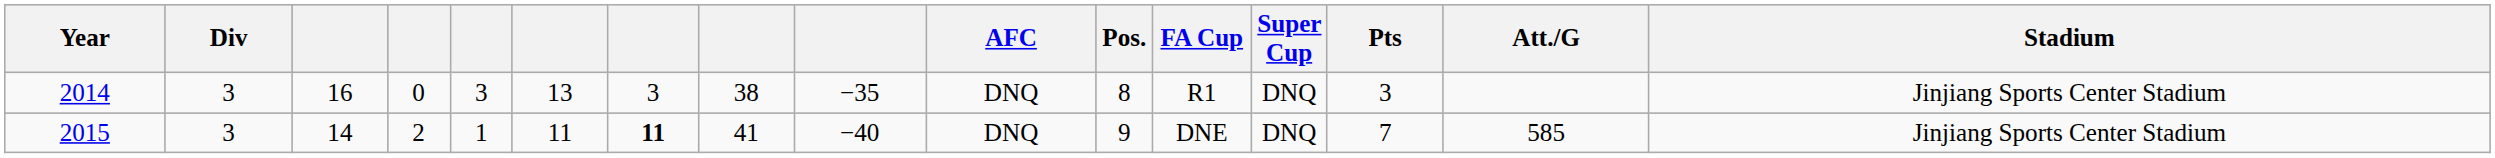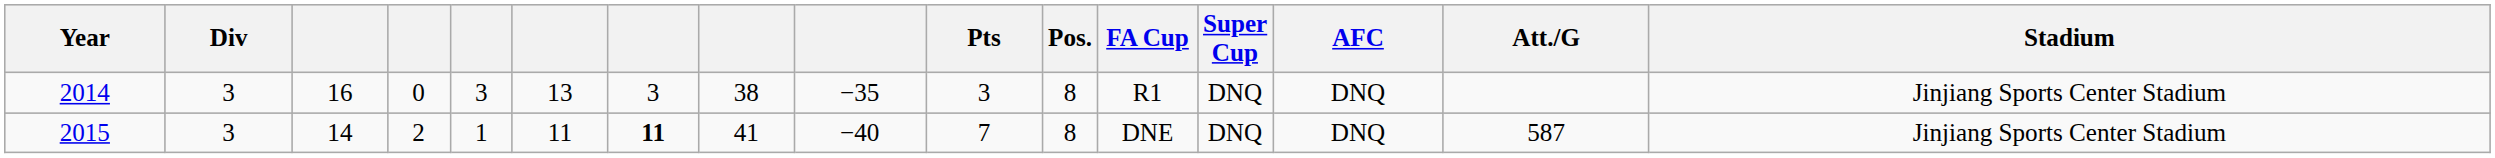columns swapped: (1385, 38) <-> (1011, 38)
(1124, 132) 9 -> (1070, 132) 8
(1546, 132) 585 -> (1546, 132) 587
